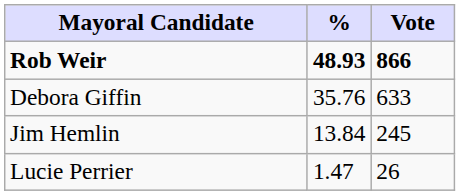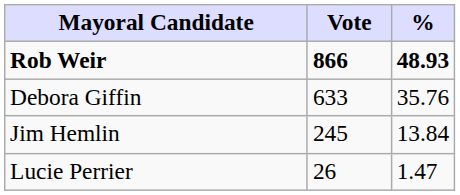columns swapped: (413, 23) <-> (339, 23)
